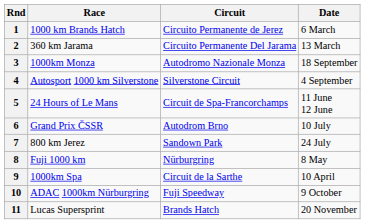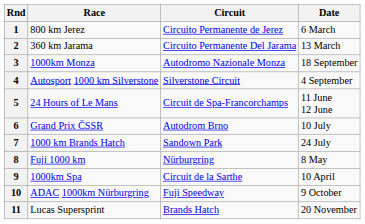(78, 30) 1000 km Brands Hatch -> (58, 30) 800 km Jerez
(58, 143) 800 km Jerez -> (78, 143) 1000 km Brands Hatch
